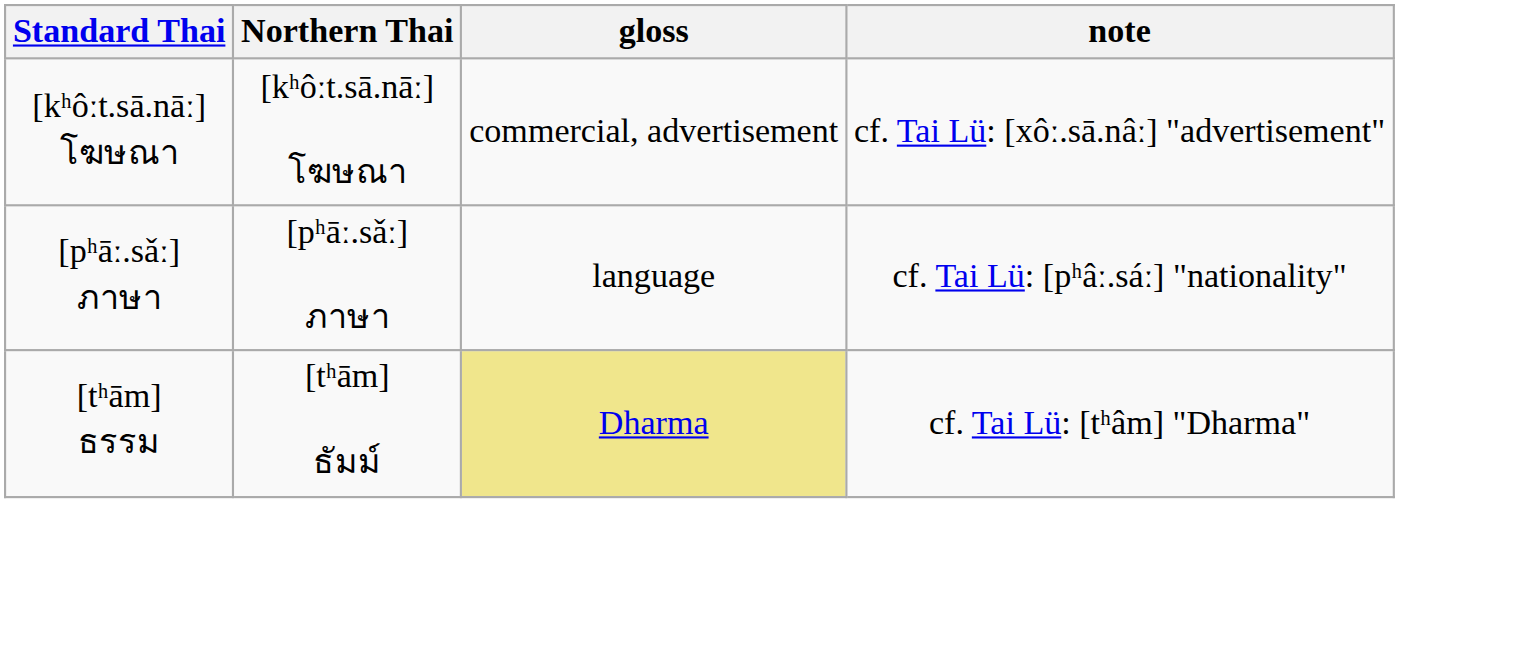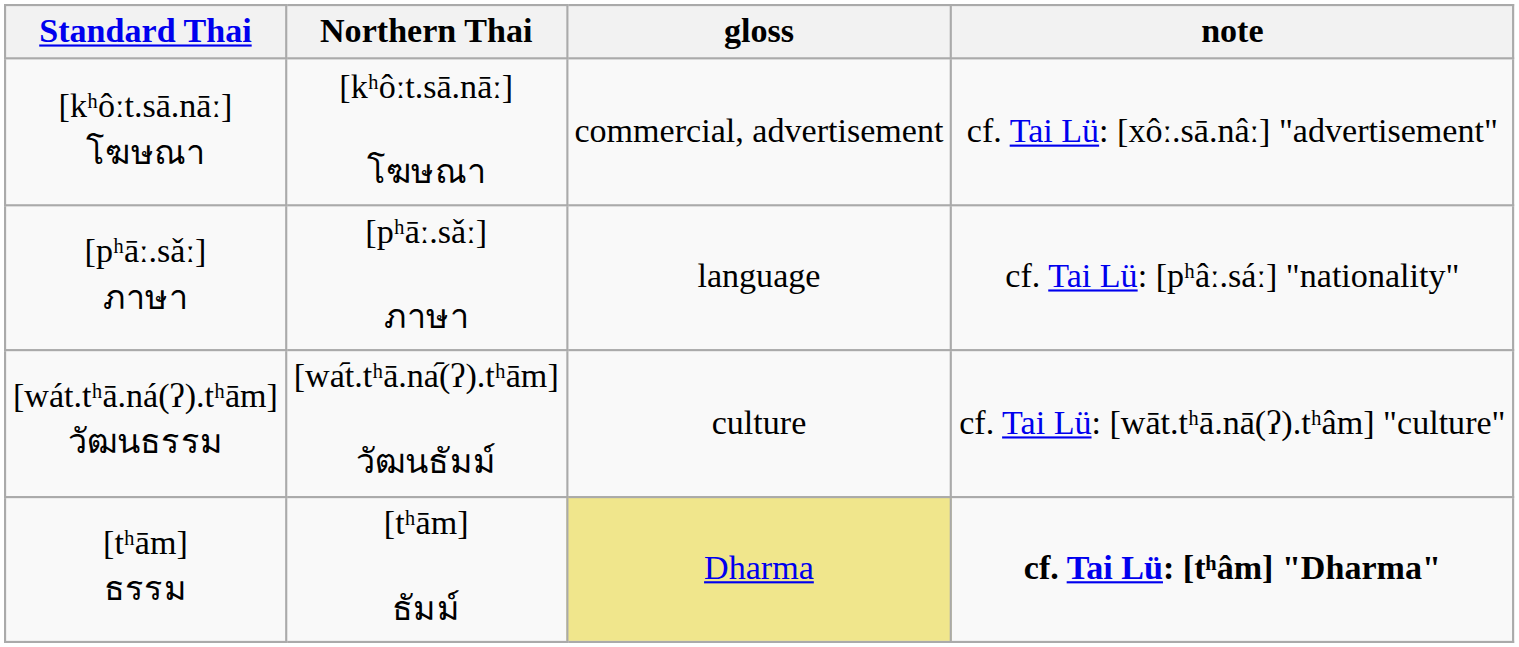+ row: (145, 419)
(1120, 422) normal -> (1232, 568) bold
